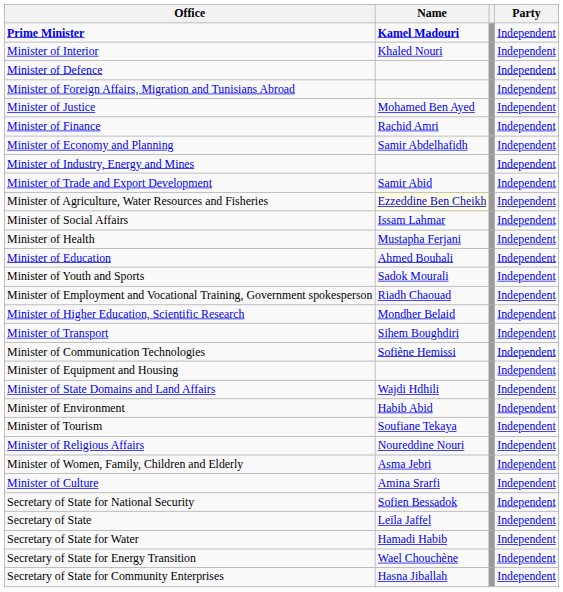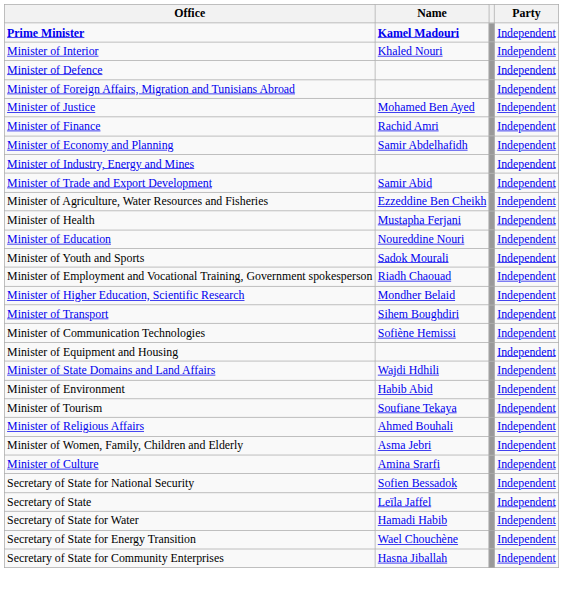(432, 201) lightyellow background -> (432, 201) no background
- row: (68, 220)
(415, 257) Ahmed Bouhali -> (421, 239) Noureddine Nouri
(421, 445) Noureddine Nouri -> (415, 426) Ahmed Bouhali
